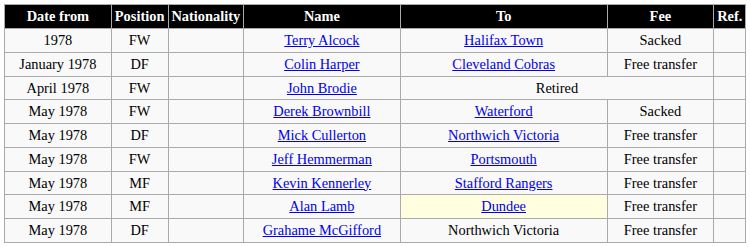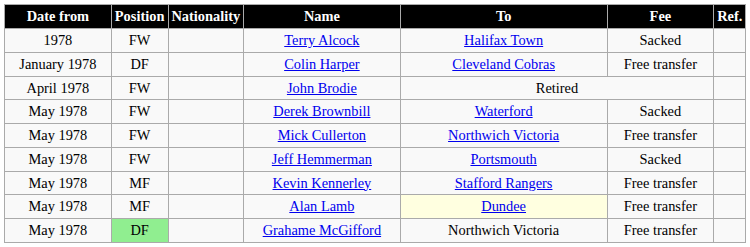(140, 135) DF -> (140, 135) FW
(660, 159) Free transfer -> (660, 159) Sacked
(140, 230) no background -> (140, 230) lightgreen background
